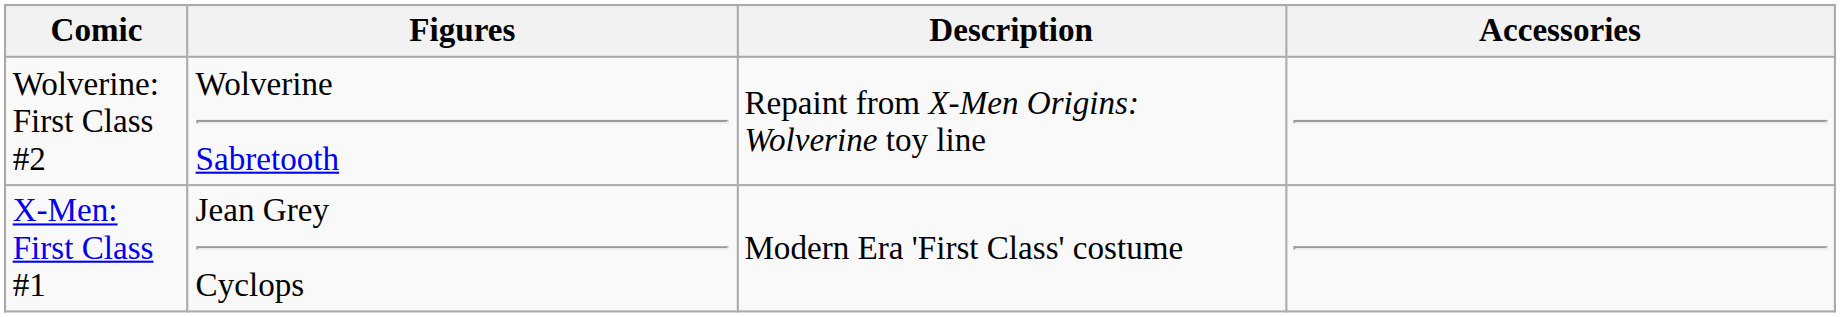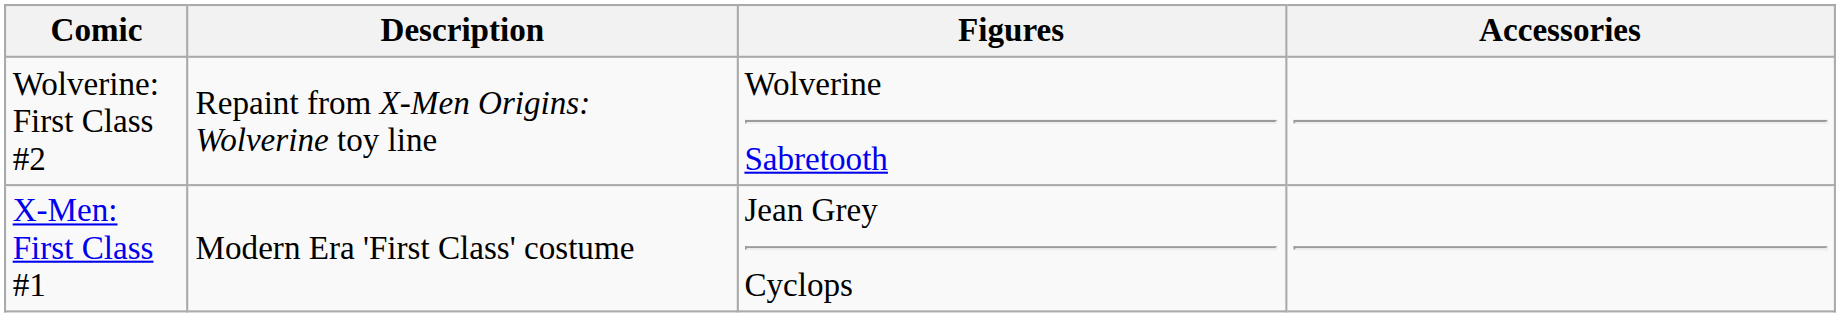columns swapped: (462, 30) <-> (1011, 30)
